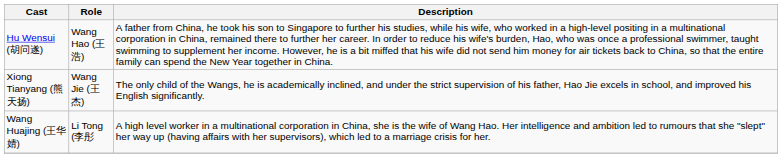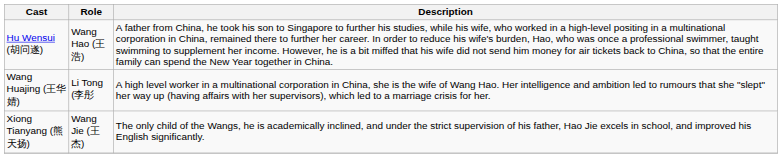rows swapped: (36, 131) <-> (35, 89)
